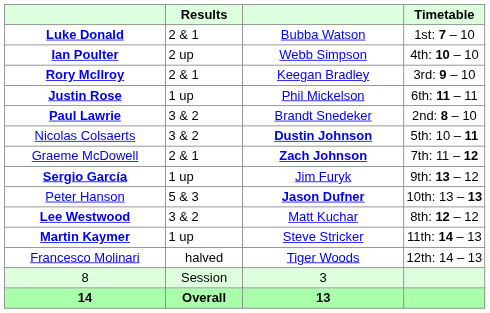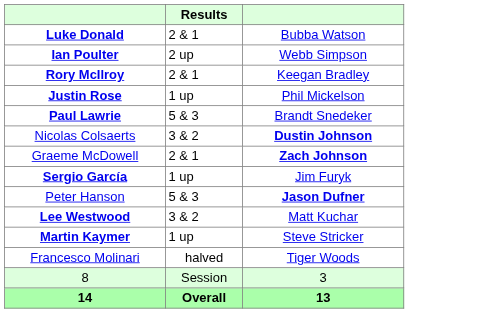- column: (444, 14)
(184, 115) 3 & 2 -> (184, 115) 5 & 3
